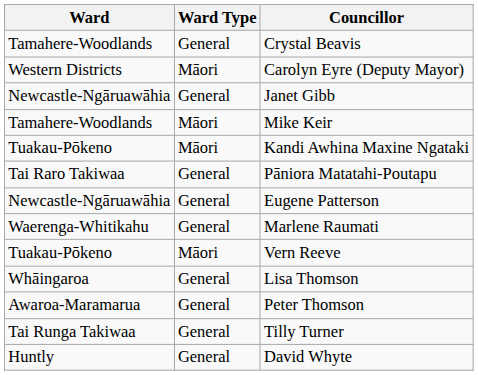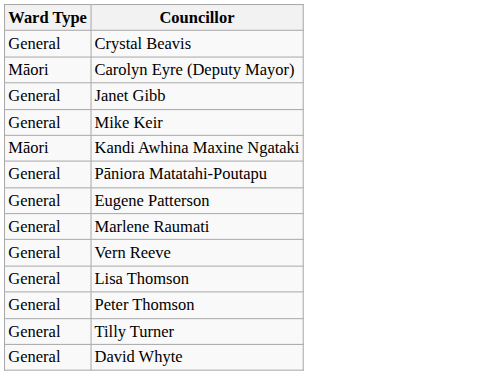- column: (89, 17)
(198, 122) Māori -> (34, 122) General
(198, 252) Māori -> (34, 252) General
